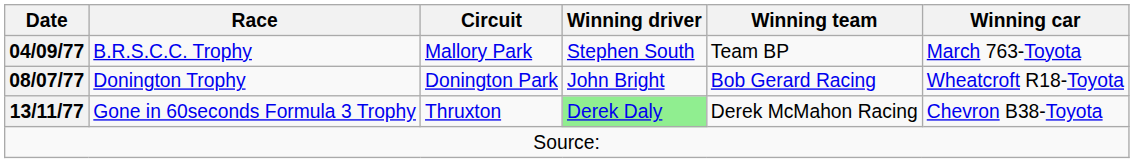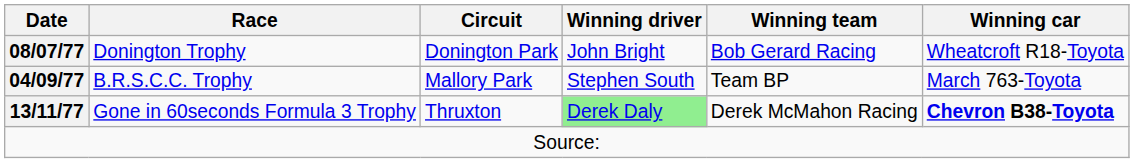rows swapped: (169, 81) <-> (173, 51)
(1015, 112) normal -> (1020, 112) bold
